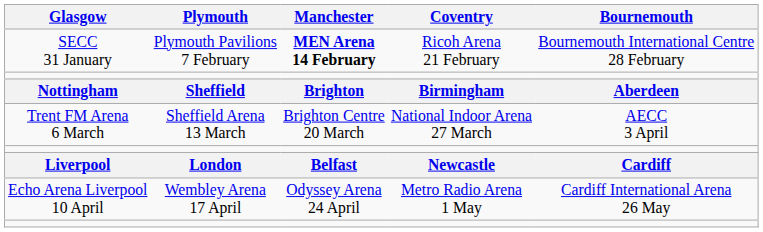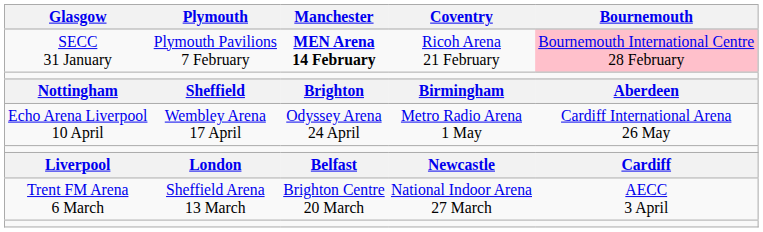(646, 50) no background -> (646, 50) pink background
rows swapped: (78, 124) <-> (78, 198)
